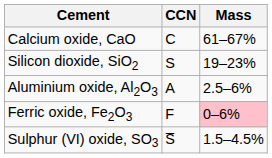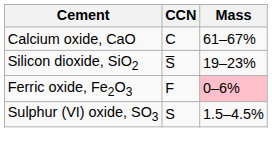(170, 63) S -> (170, 63) S̅
- row: (83, 89)
(170, 140) S̅ -> (170, 114) S
